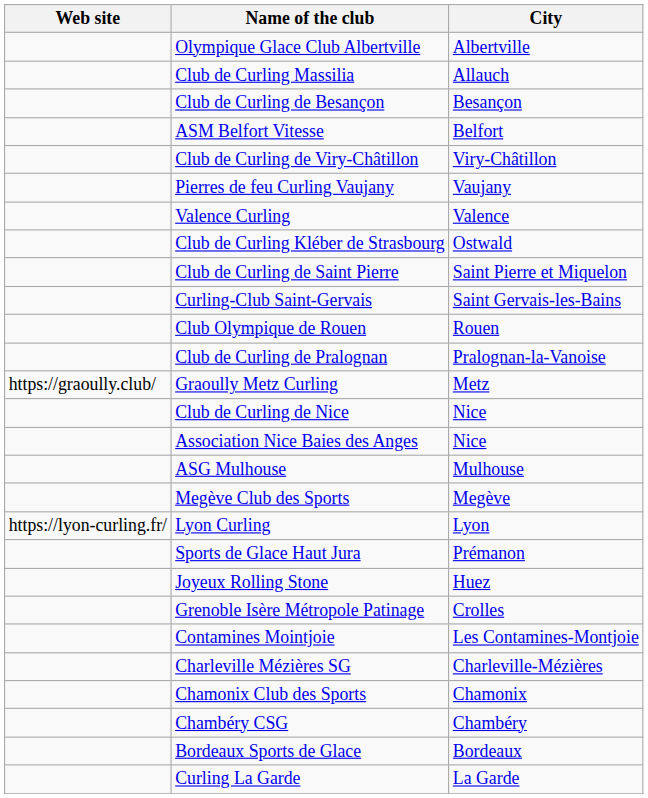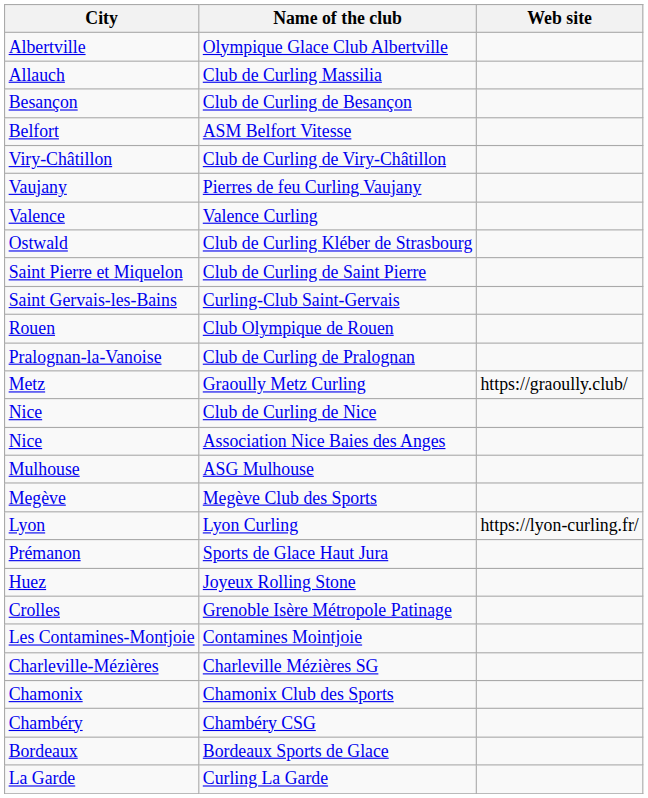columns swapped: (546, 18) <-> (88, 18)
